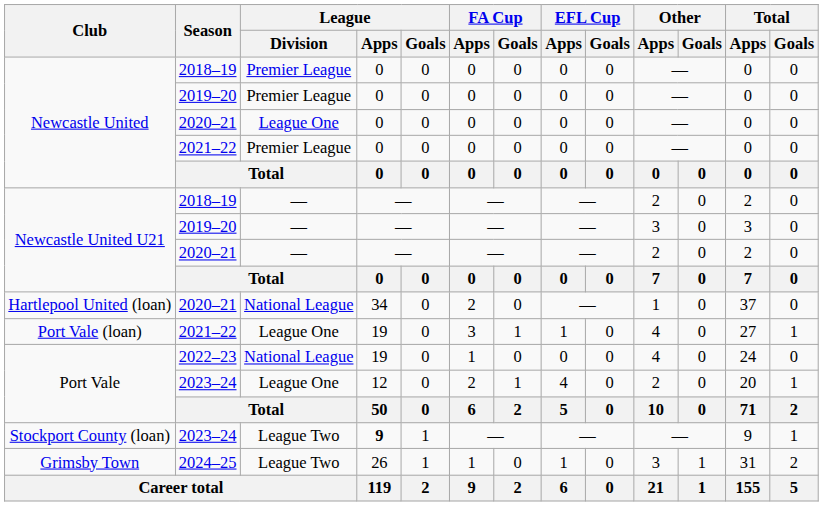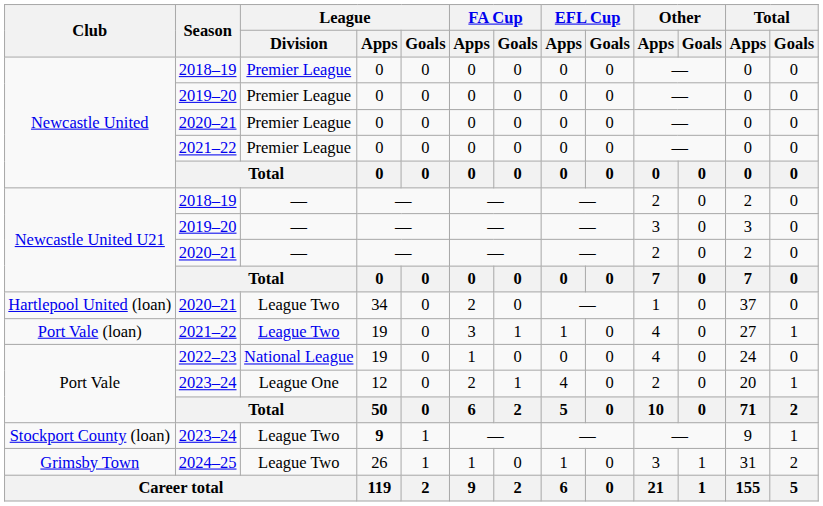(299, 122) League One -> (299, 122) Premier League
(299, 305) National League -> (299, 305) League Two
(299, 331) League One -> (299, 331) League Two
